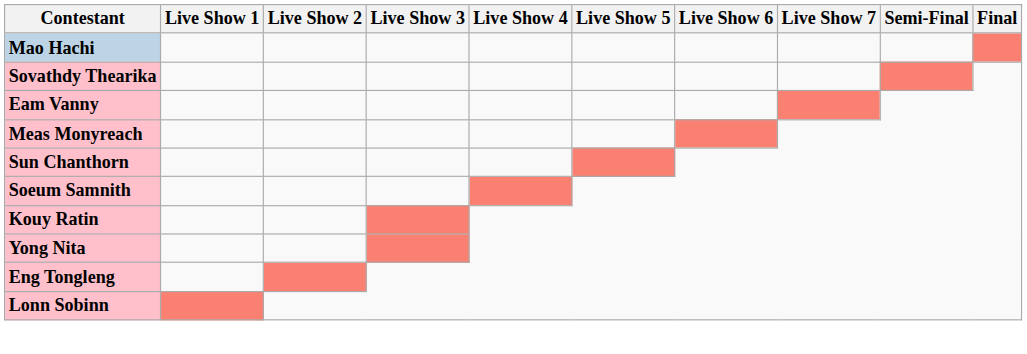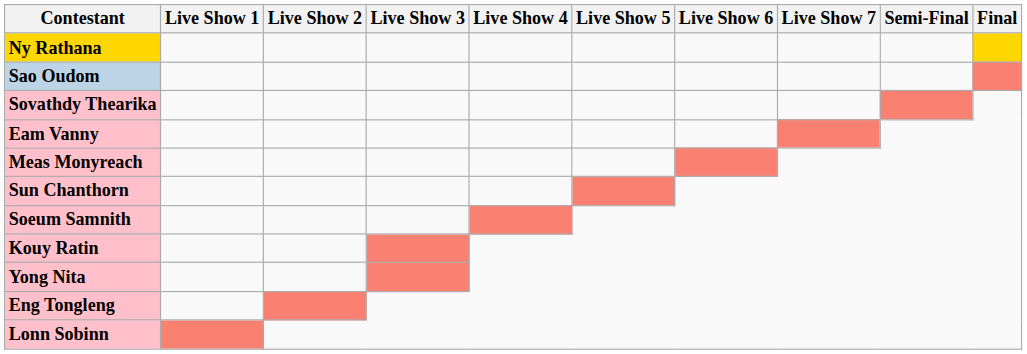+ row: (55, 47)
- row: (52, 47)
+ row: (54, 76)
